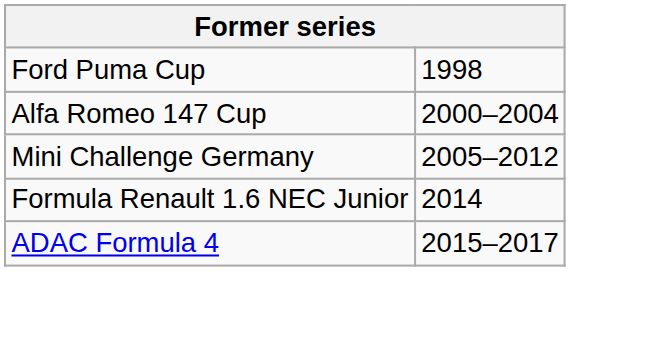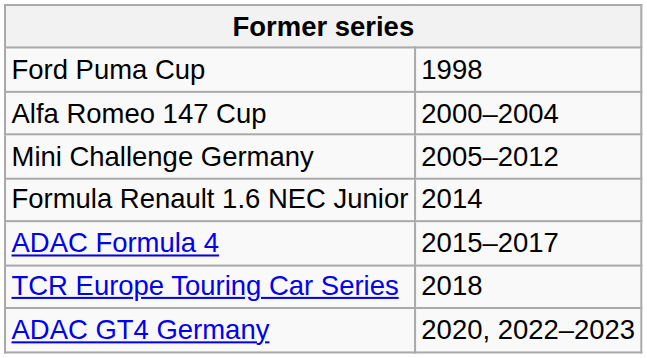+ row: (205, 286)
+ row: (140, 329)
